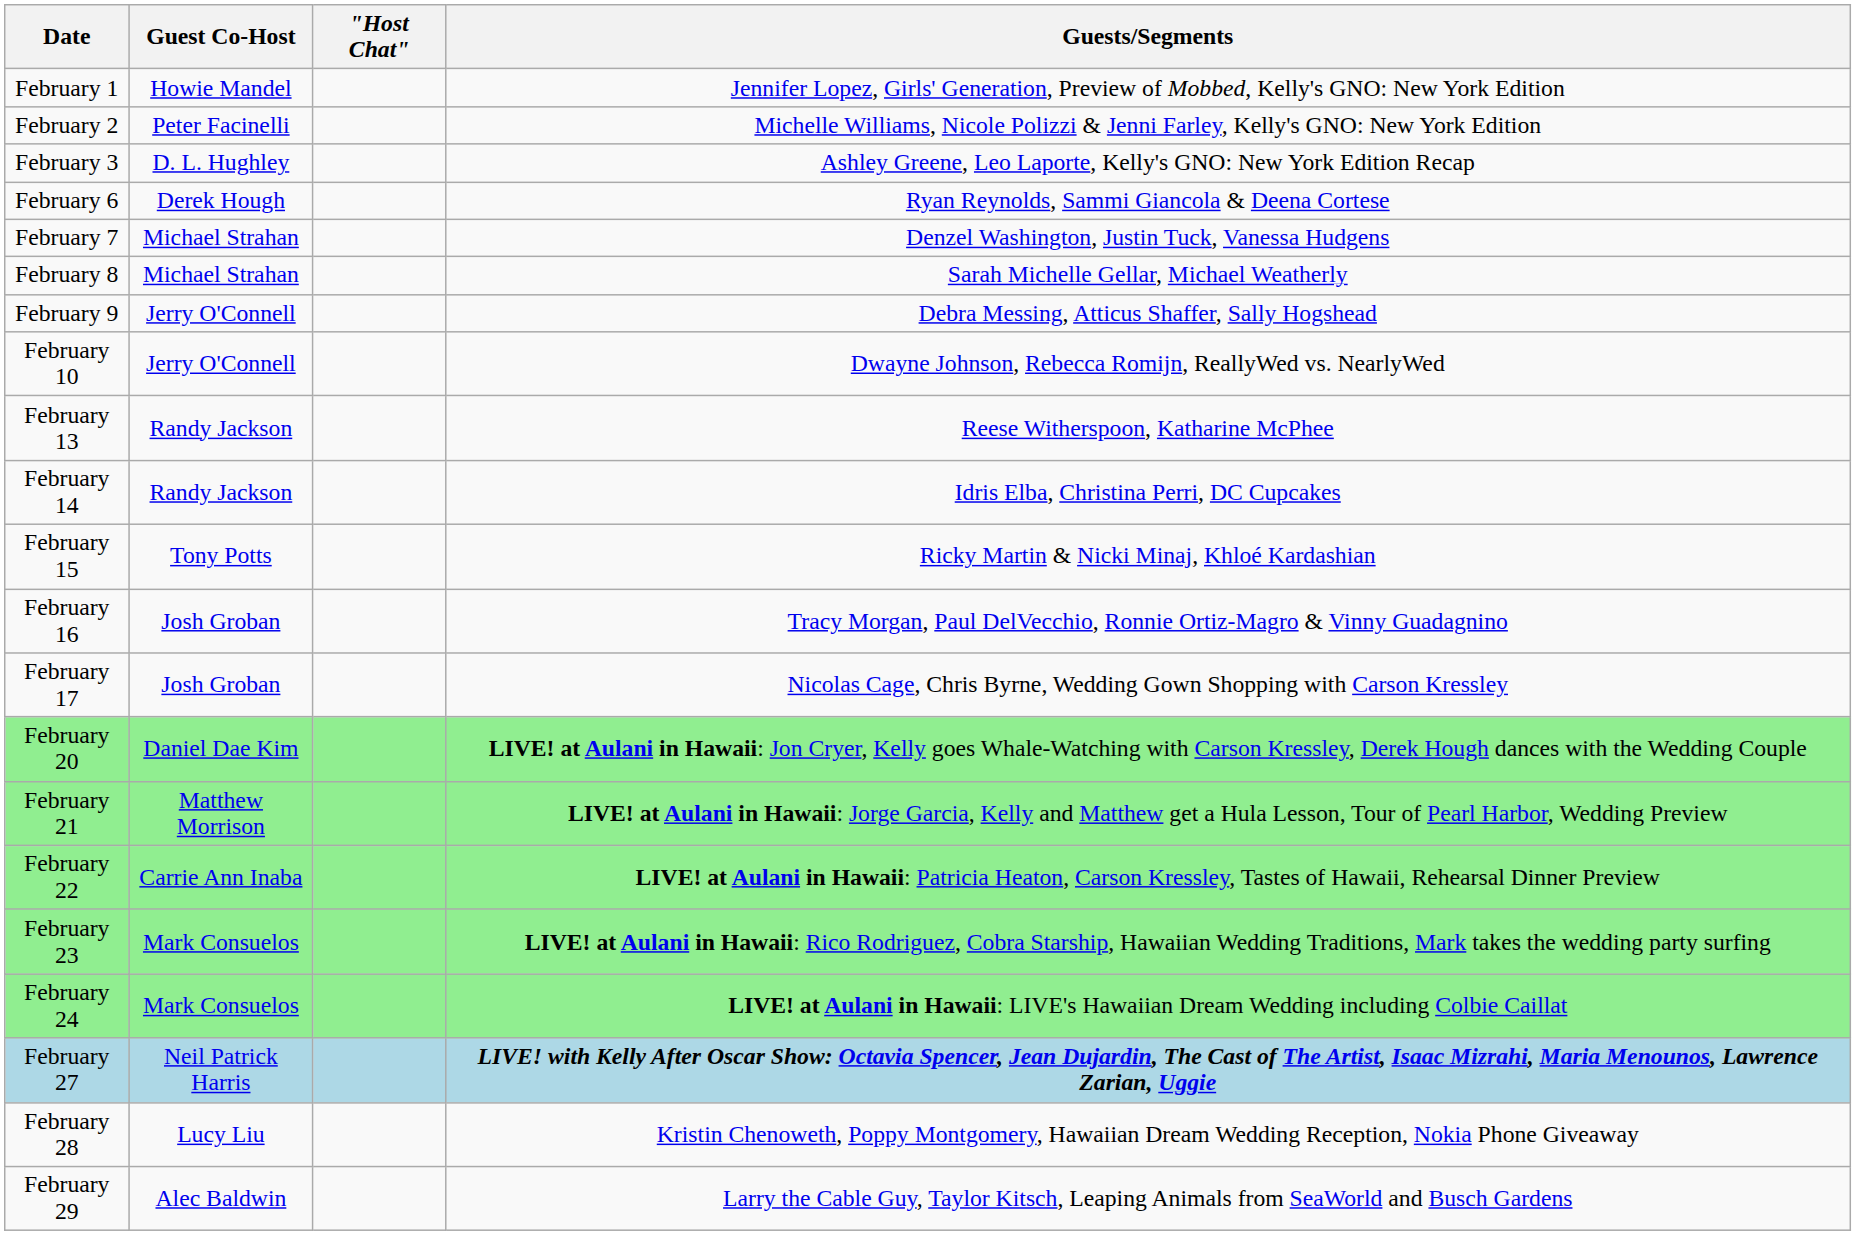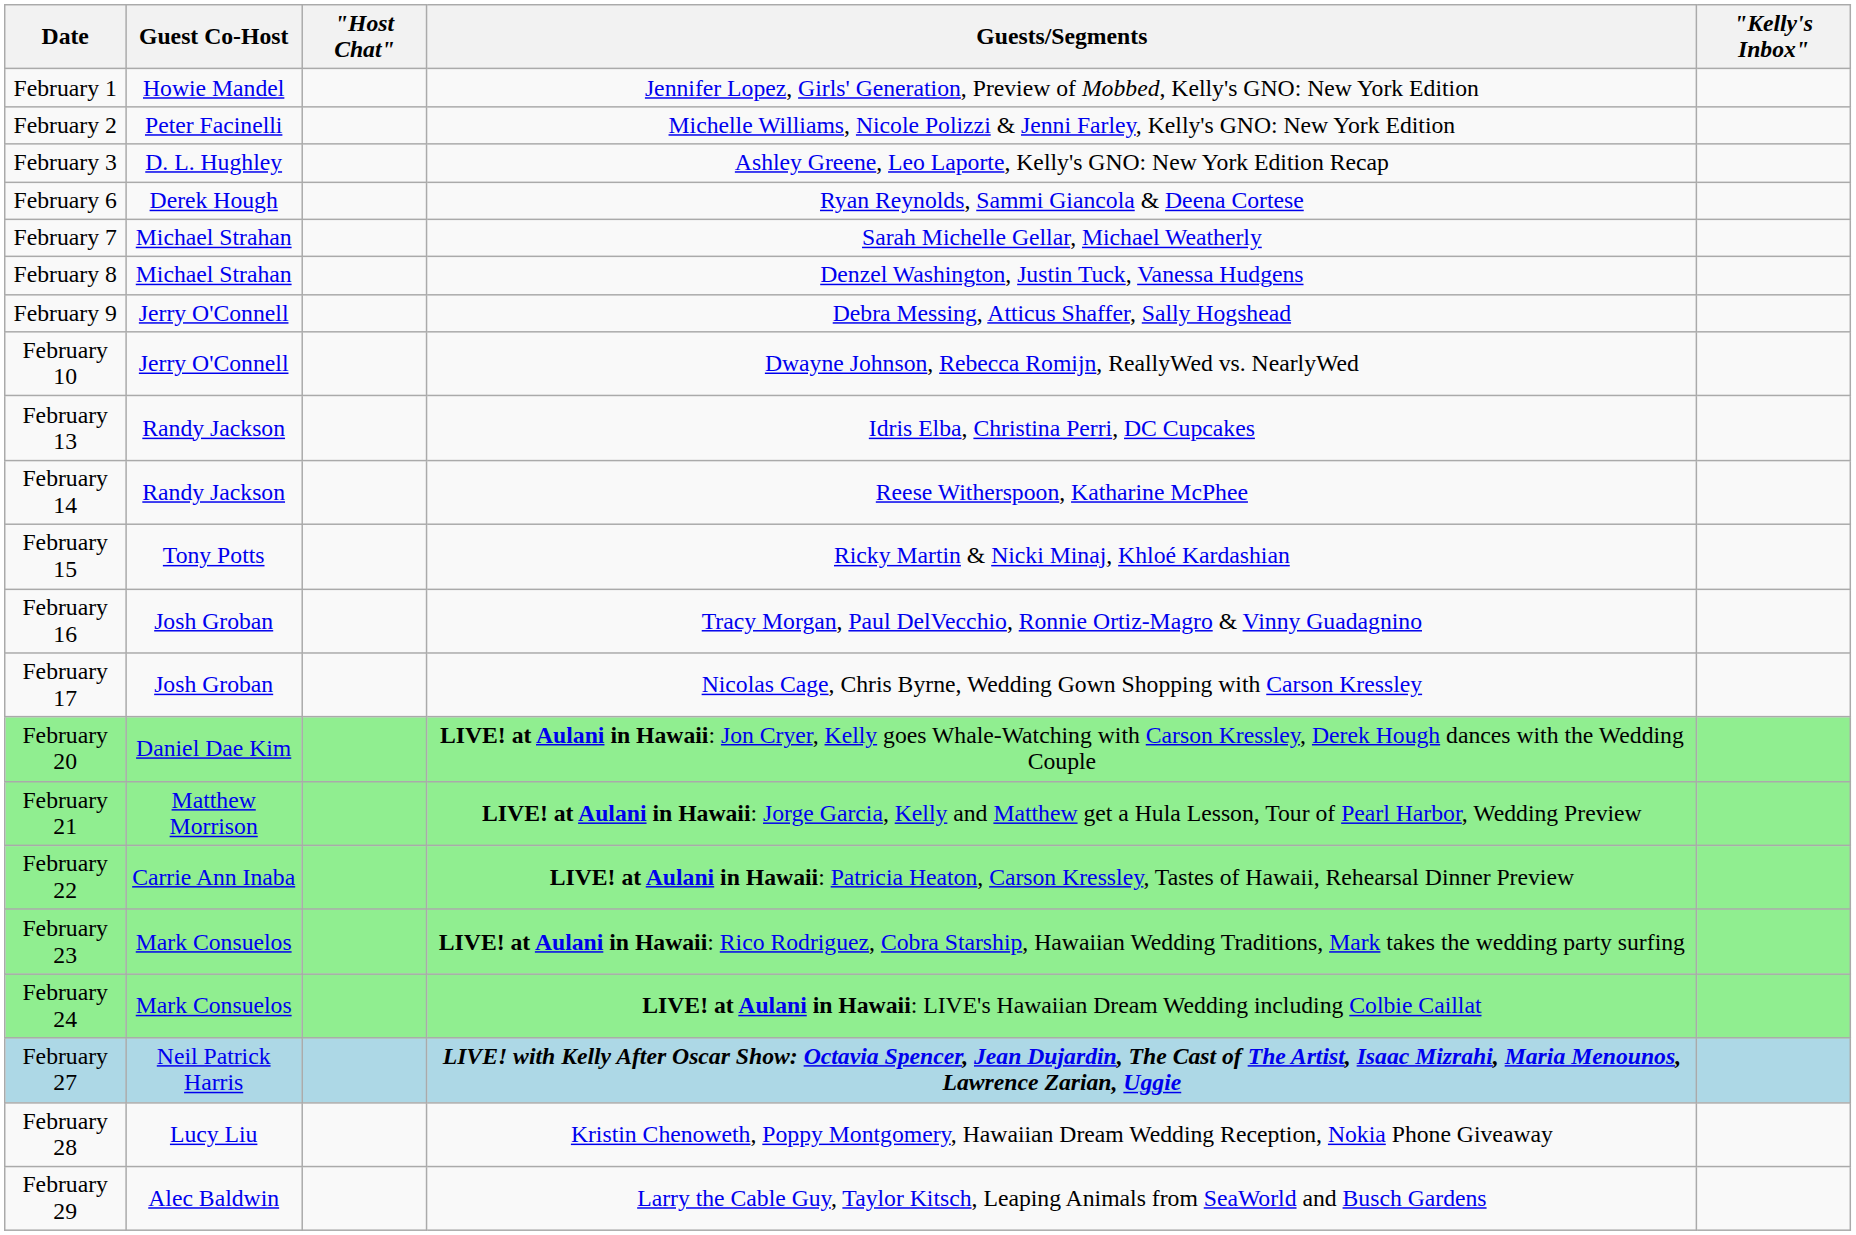+ column: (1773, 36)
(1148, 237) Denzel Washington, Justin Tuck, Vanessa Hudgens -> (1062, 237) Sarah Michelle Gellar, Michael Weatherly
(1148, 275) Sarah Michelle Gellar, Michael Weatherly -> (1062, 275) Denzel Washington, Justin Tuck, Vanessa Hudgens
(1148, 427) Reese Witherspoon, Katharine McPhee -> (1062, 427) Idris Elba, Christina Perri, DC Cupcakes
(1148, 492) Idris Elba, Christina Perri, DC Cupcakes -> (1062, 492) Reese Witherspoon, Katharine McPhee
